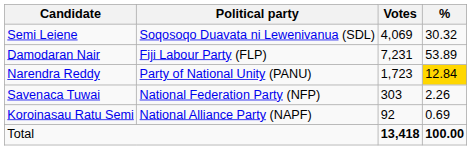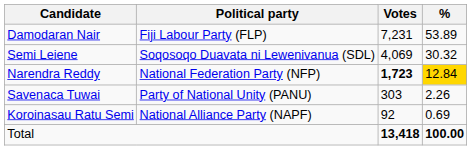rows swapped: (54, 54) <-> (42, 34)
(226, 74) Party of National Unity (PANU) -> (230, 74) National Federation Party (NFP)
(397, 74) normal -> (397, 74) bold
(230, 94) National Federation Party (NFP) -> (226, 94) Party of National Unity (PANU)
